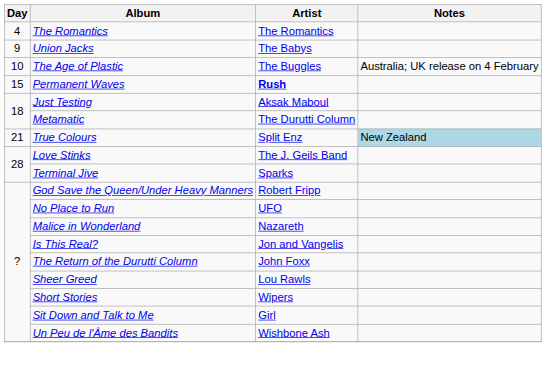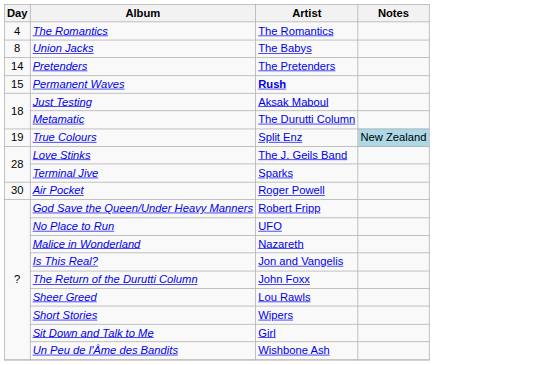(17, 48) 9 -> (17, 48) 8
- row: (78, 66)
+ row: (60, 66)
(17, 137) 21 -> (17, 137) 19
+ row: (58, 191)
